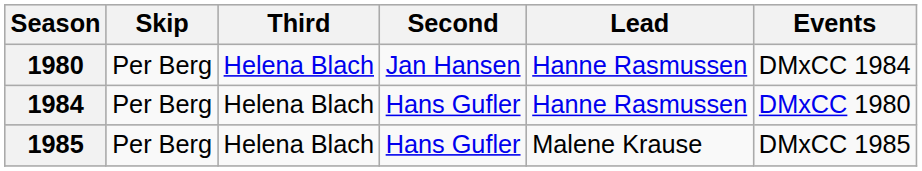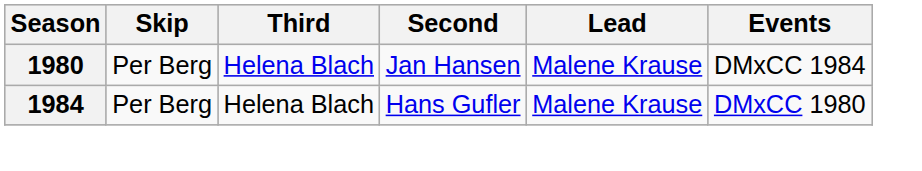(640, 64) Hanne Rasmussen -> (617, 64) Malene Krause
(640, 104) Hanne Rasmussen -> (617, 104) Malene Krause
- row: (56, 144)
